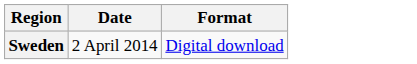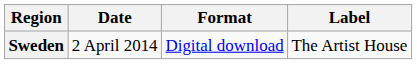+ column: (349, 17)
